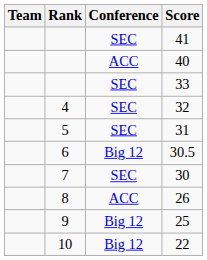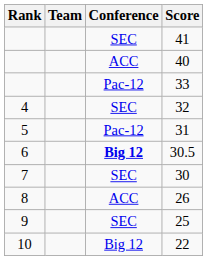columns swapped: (65, 15) <-> (25, 15)
(124, 84) SEC -> (124, 84) Pac-12
(124, 130) SEC -> (124, 130) Pac-12
(124, 152) normal -> (124, 152) bold
(124, 221) Big 12 -> (124, 221) SEC
